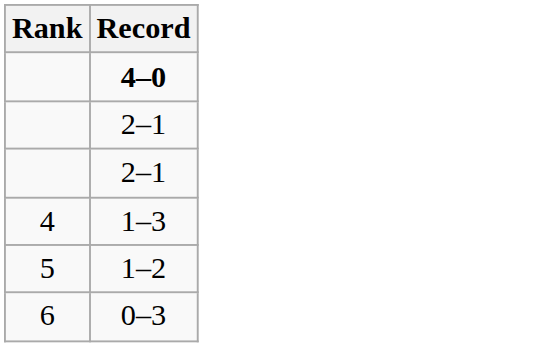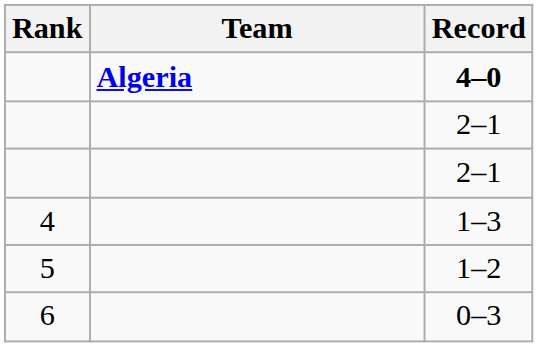+ column: (257, 28)
